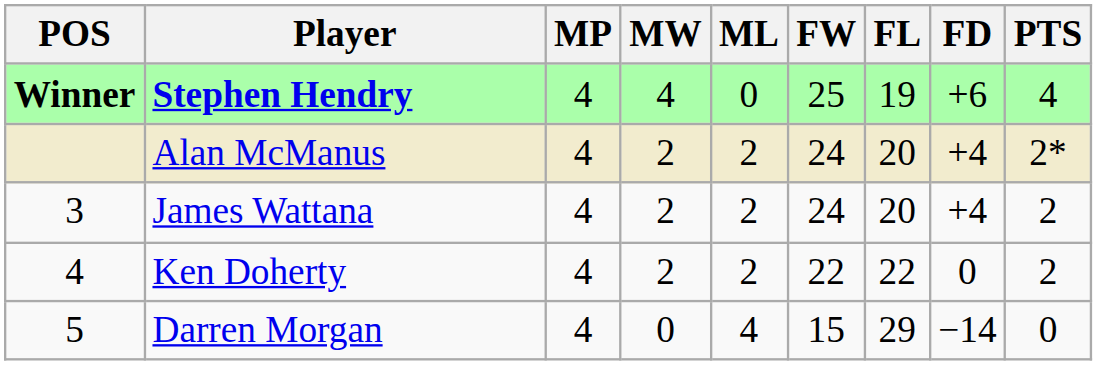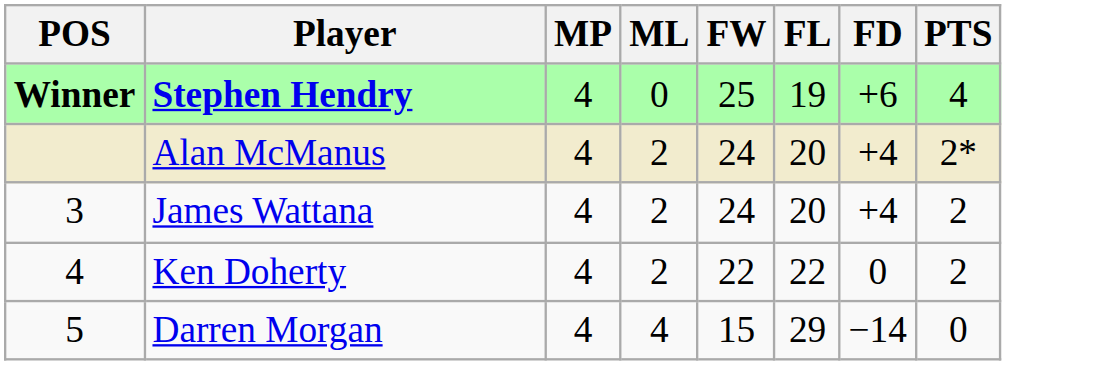- column: (665, 34)
